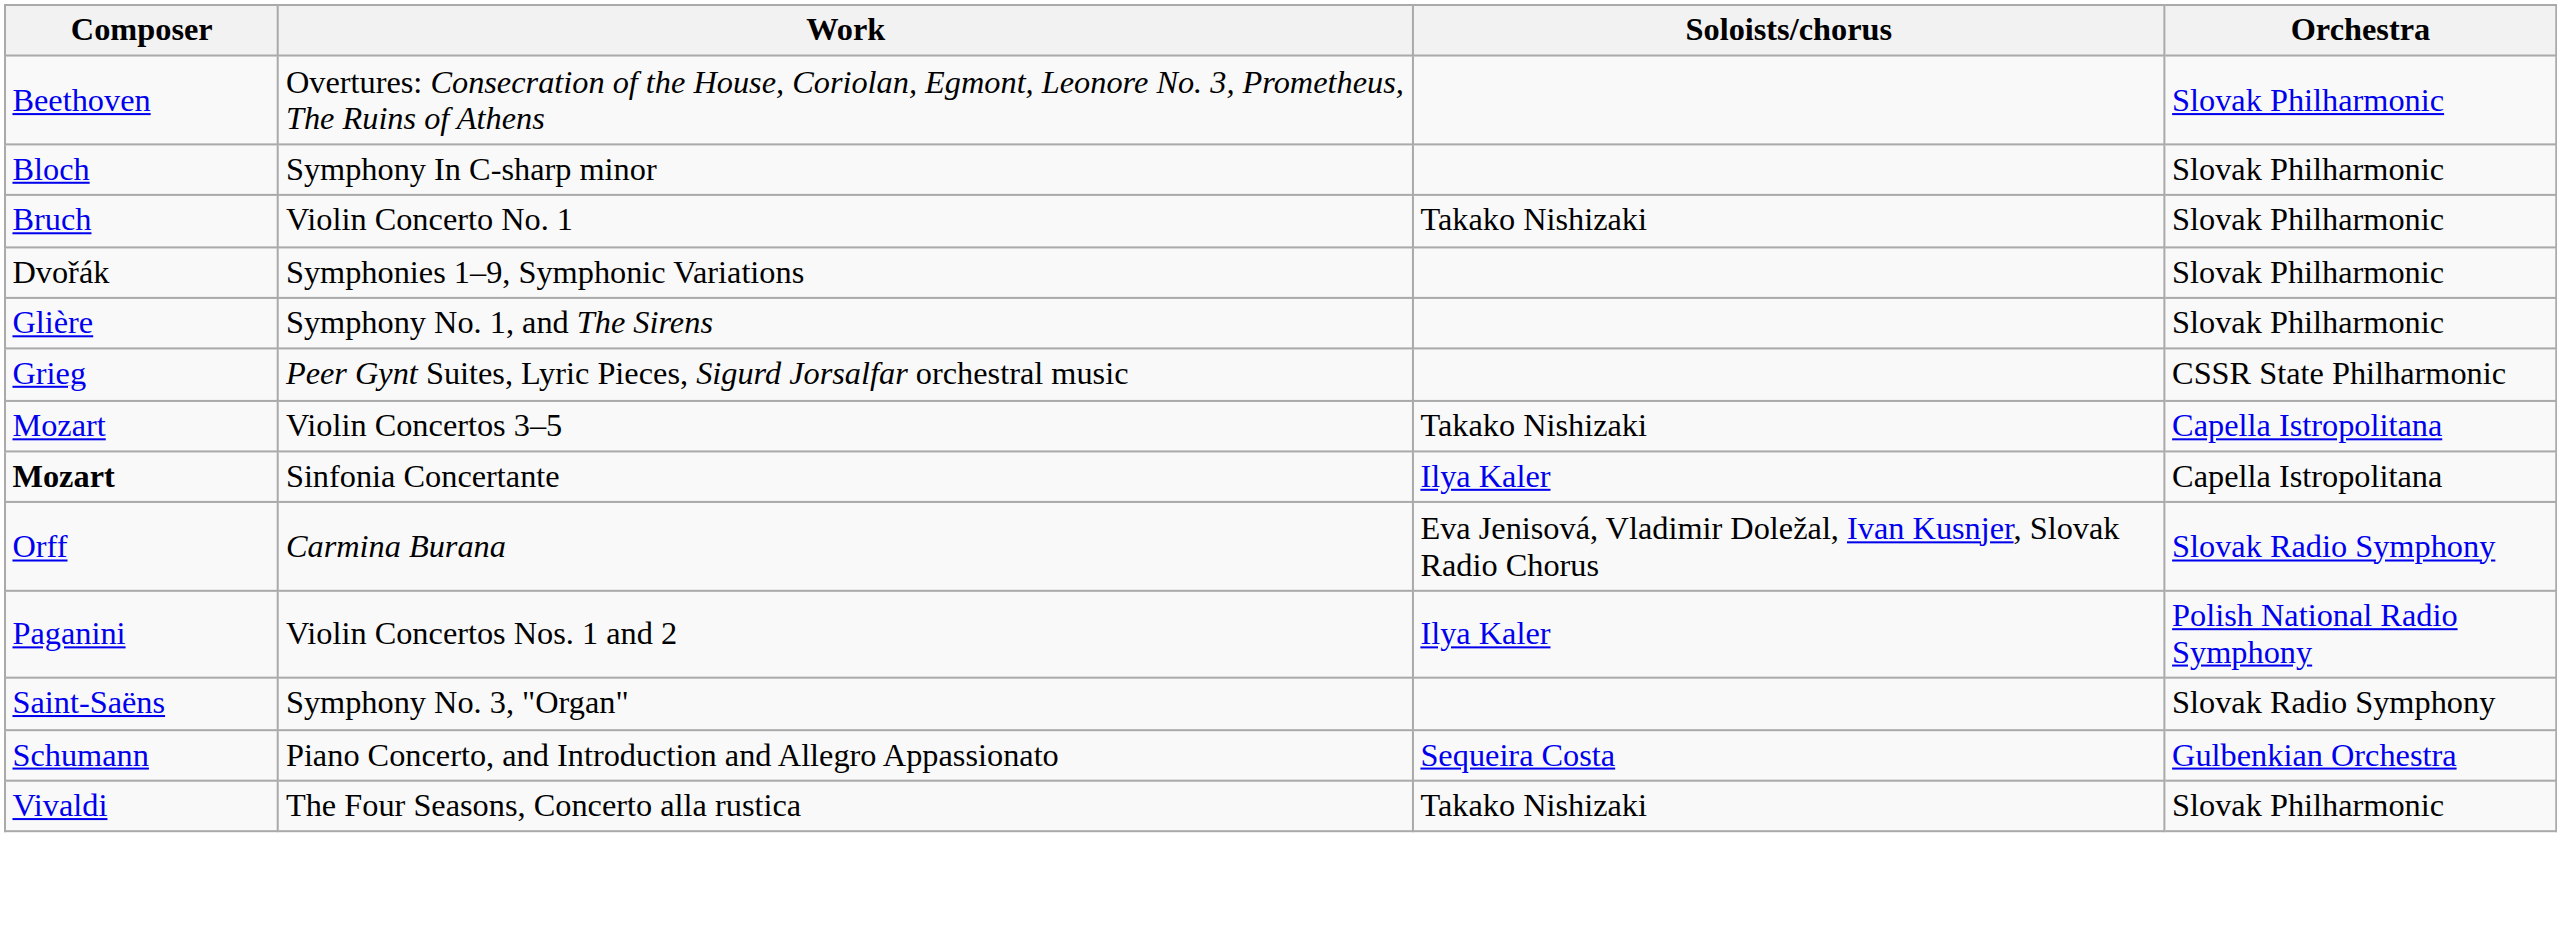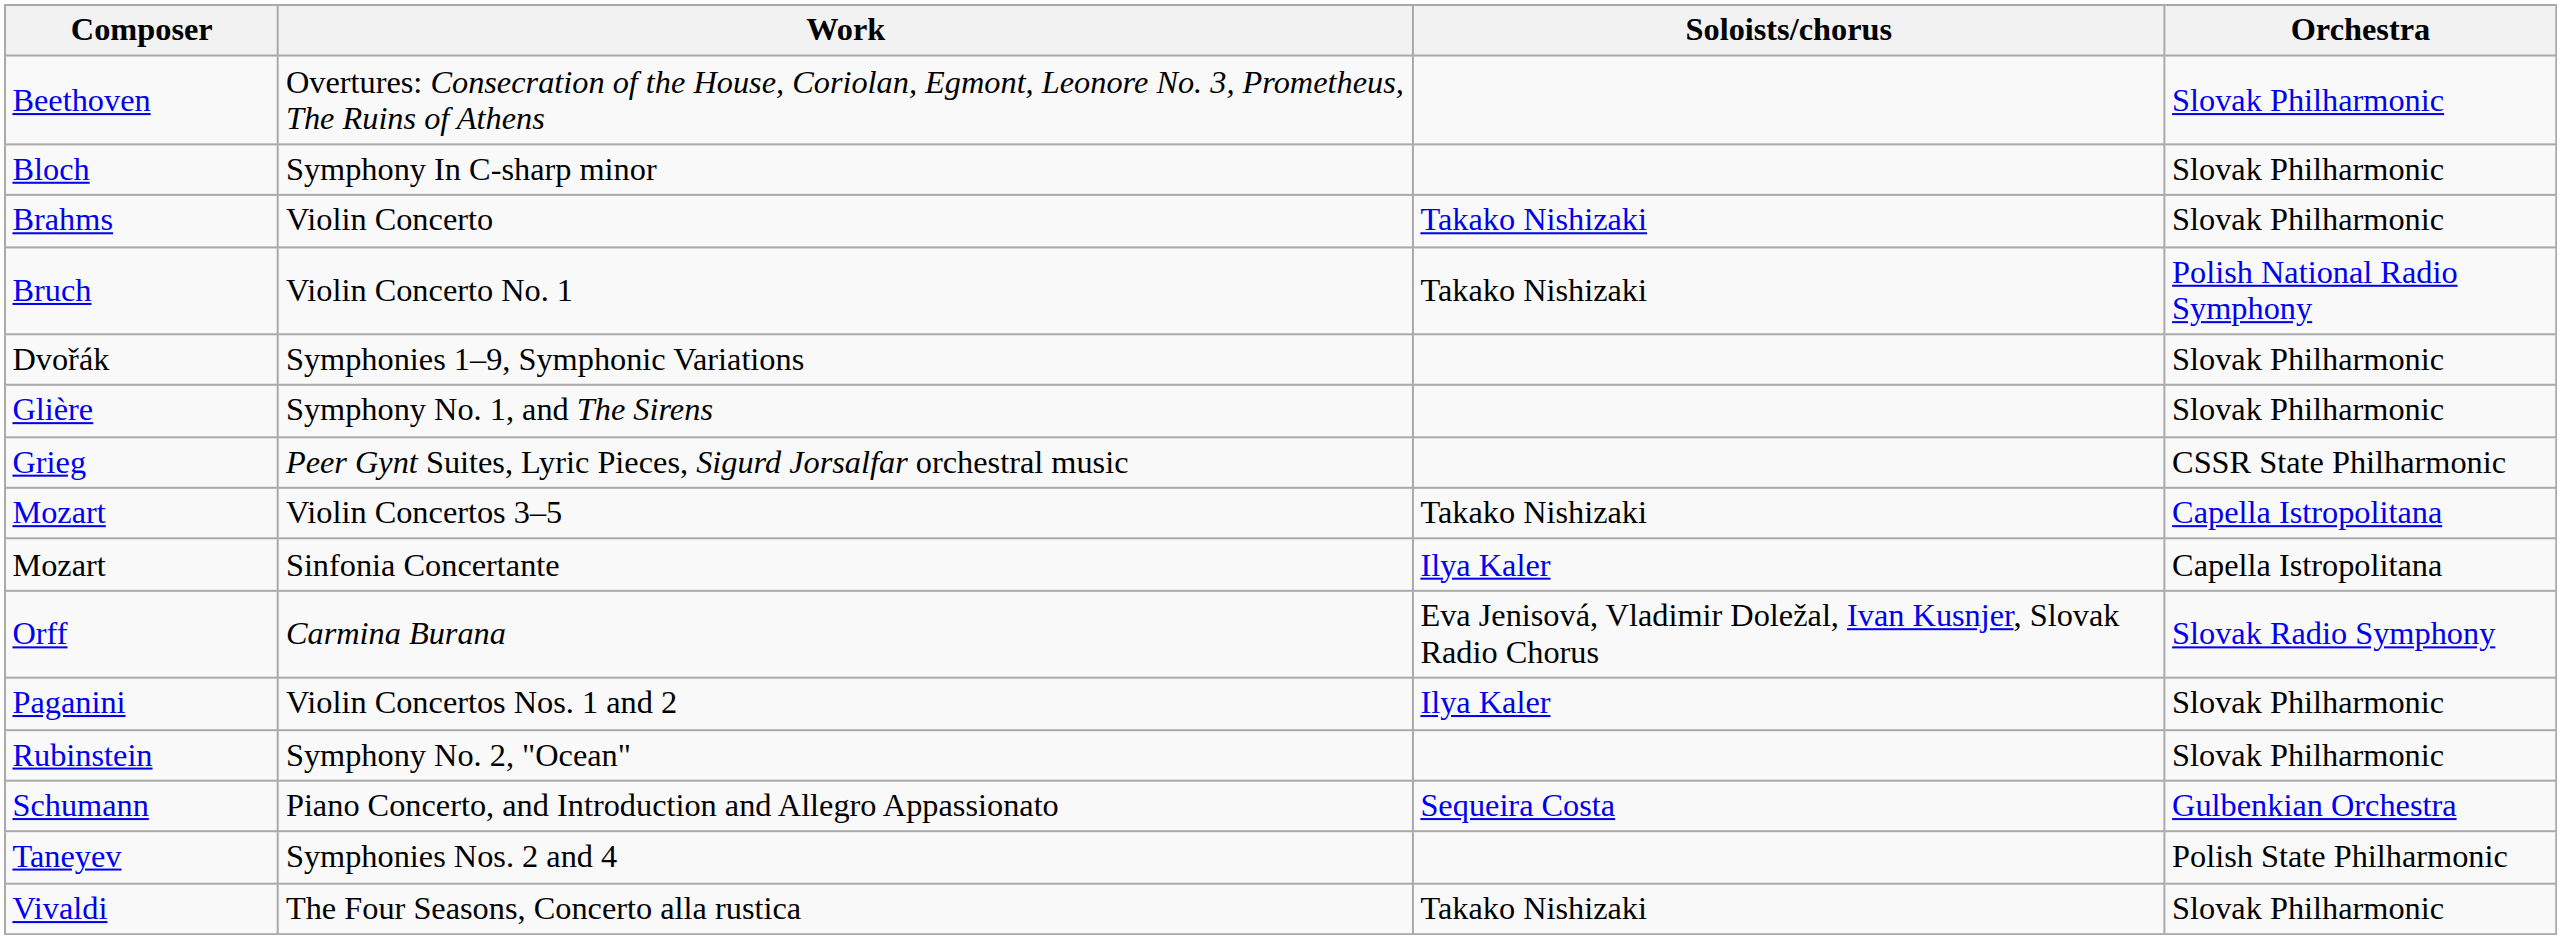+ row: (390, 220)
(2308, 220) Slovak Philharmonic -> (2315, 289) Polish National Radio Symphony
(64, 476) bold -> (59, 564) normal
(2315, 633) Polish National Radio Symphony -> (2308, 703) Slovak Philharmonic
+ row: (458, 754)
- row: (457, 703)
+ row: (452, 856)
